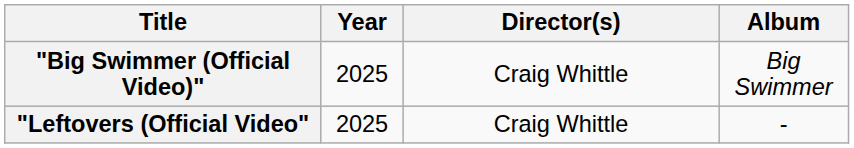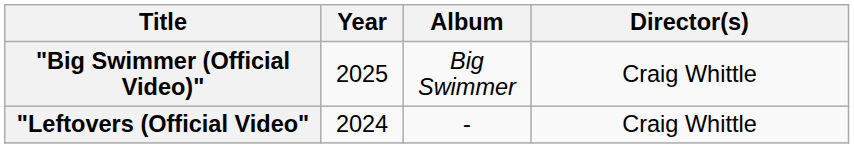columns swapped: (784, 23) <-> (561, 23)
(362, 124) 2025 -> (362, 124) 2024
